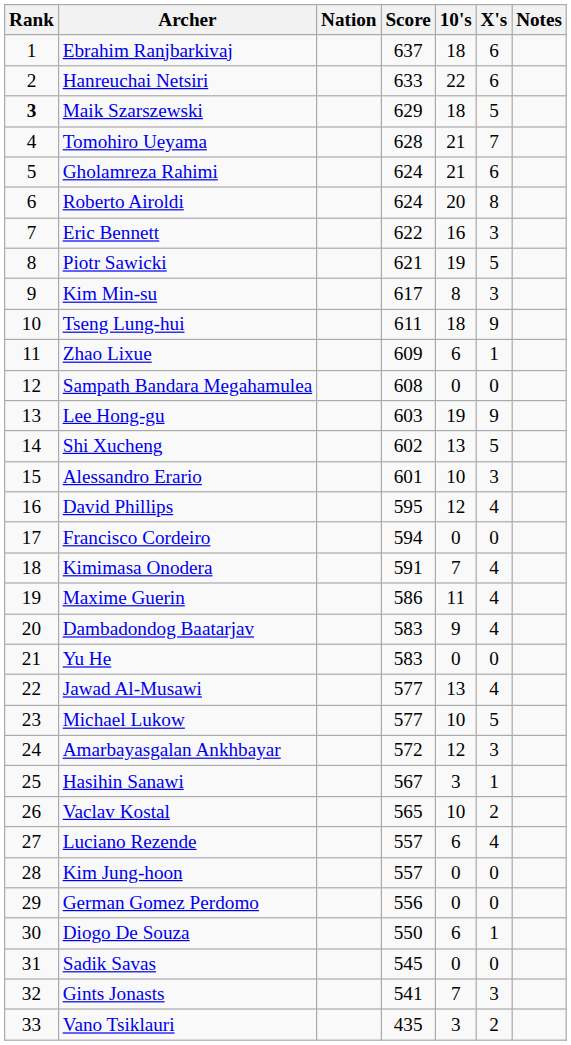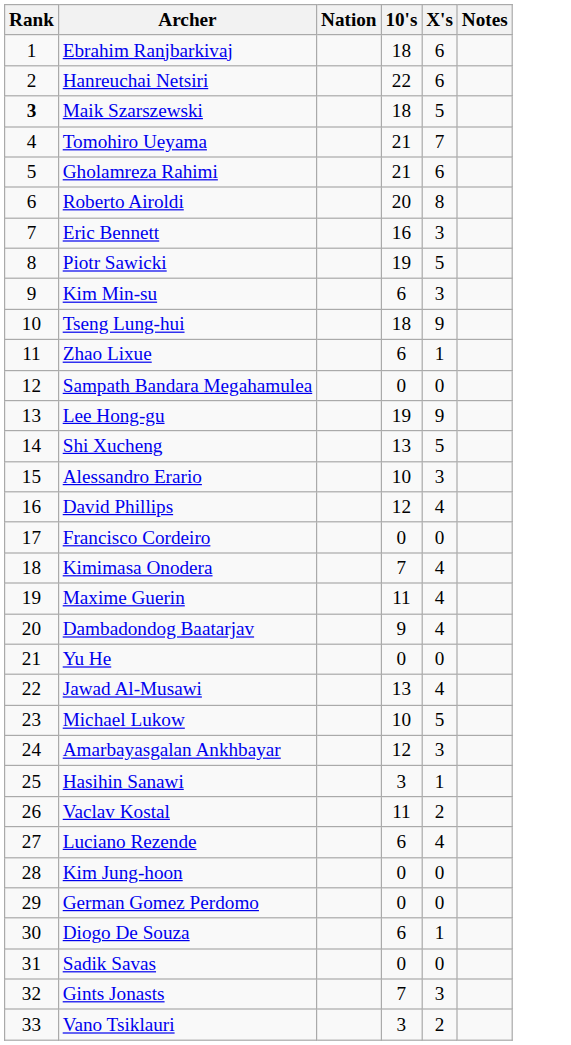- column: (408, 19)
(456, 293) 8 -> (401, 293) 6
(456, 811) 10 -> (401, 811) 11
